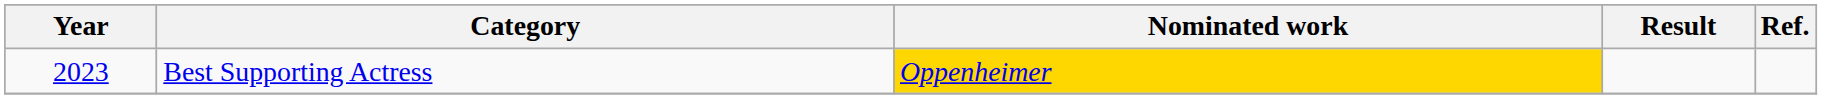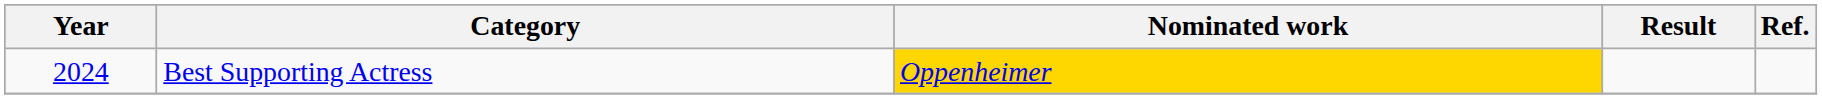(81, 70) 2023 -> (81, 70) 2024
